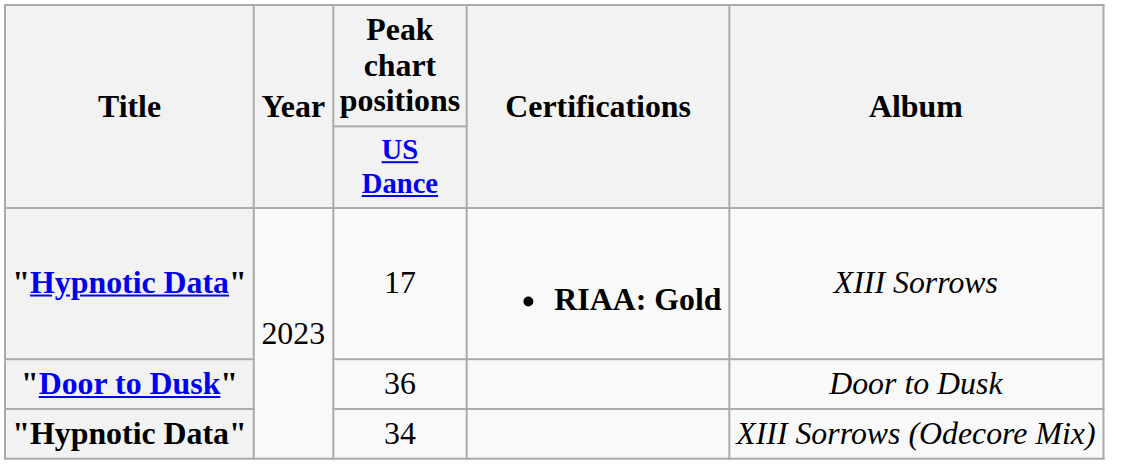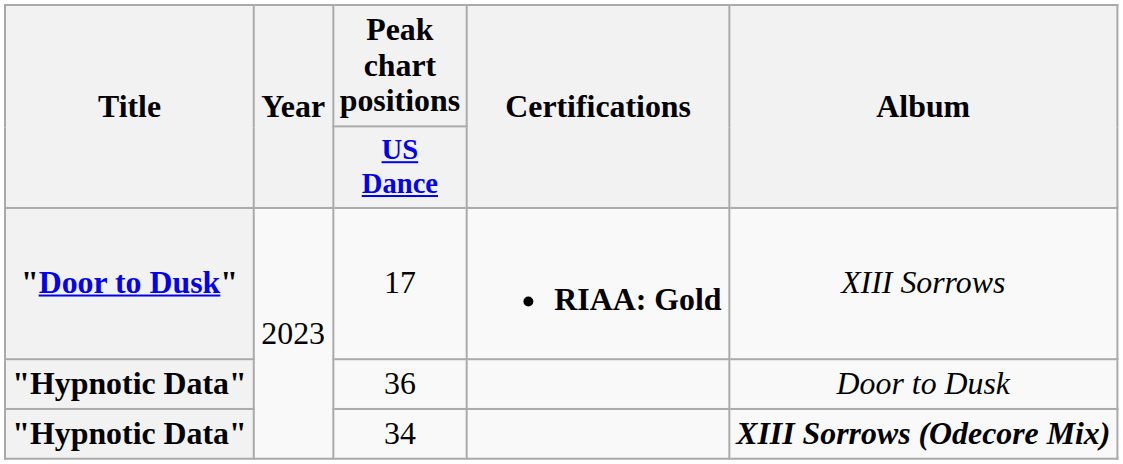(130, 282) "Hypnotic Data" -> (129, 282) "Door to Dusk"
(130, 382) "Door to Dusk" -> (130, 382) "Hypnotic Data"
(916, 433) normal -> (923, 433) bold
